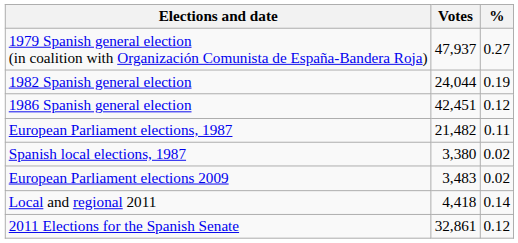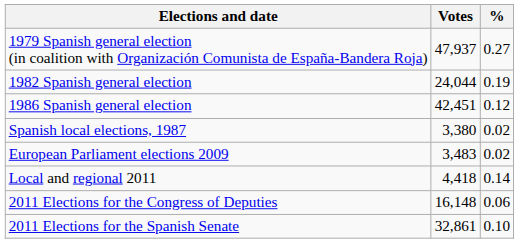- row: (121, 130)
+ row: (143, 202)
(497, 226) 0.12 -> (497, 226) 0.10
